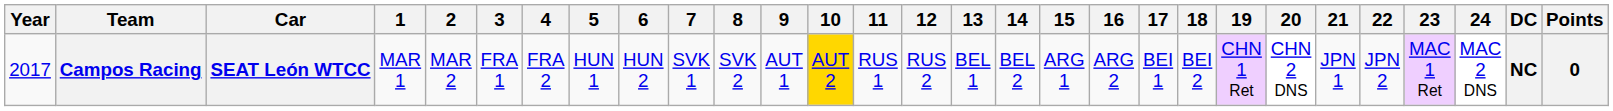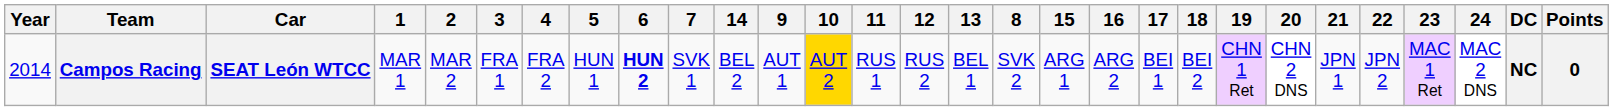columns swapped: (738, 19) <-> (1017, 19)
(30, 69) 2017 -> (30, 69) 2014
(643, 69) normal -> (643, 69) bold
